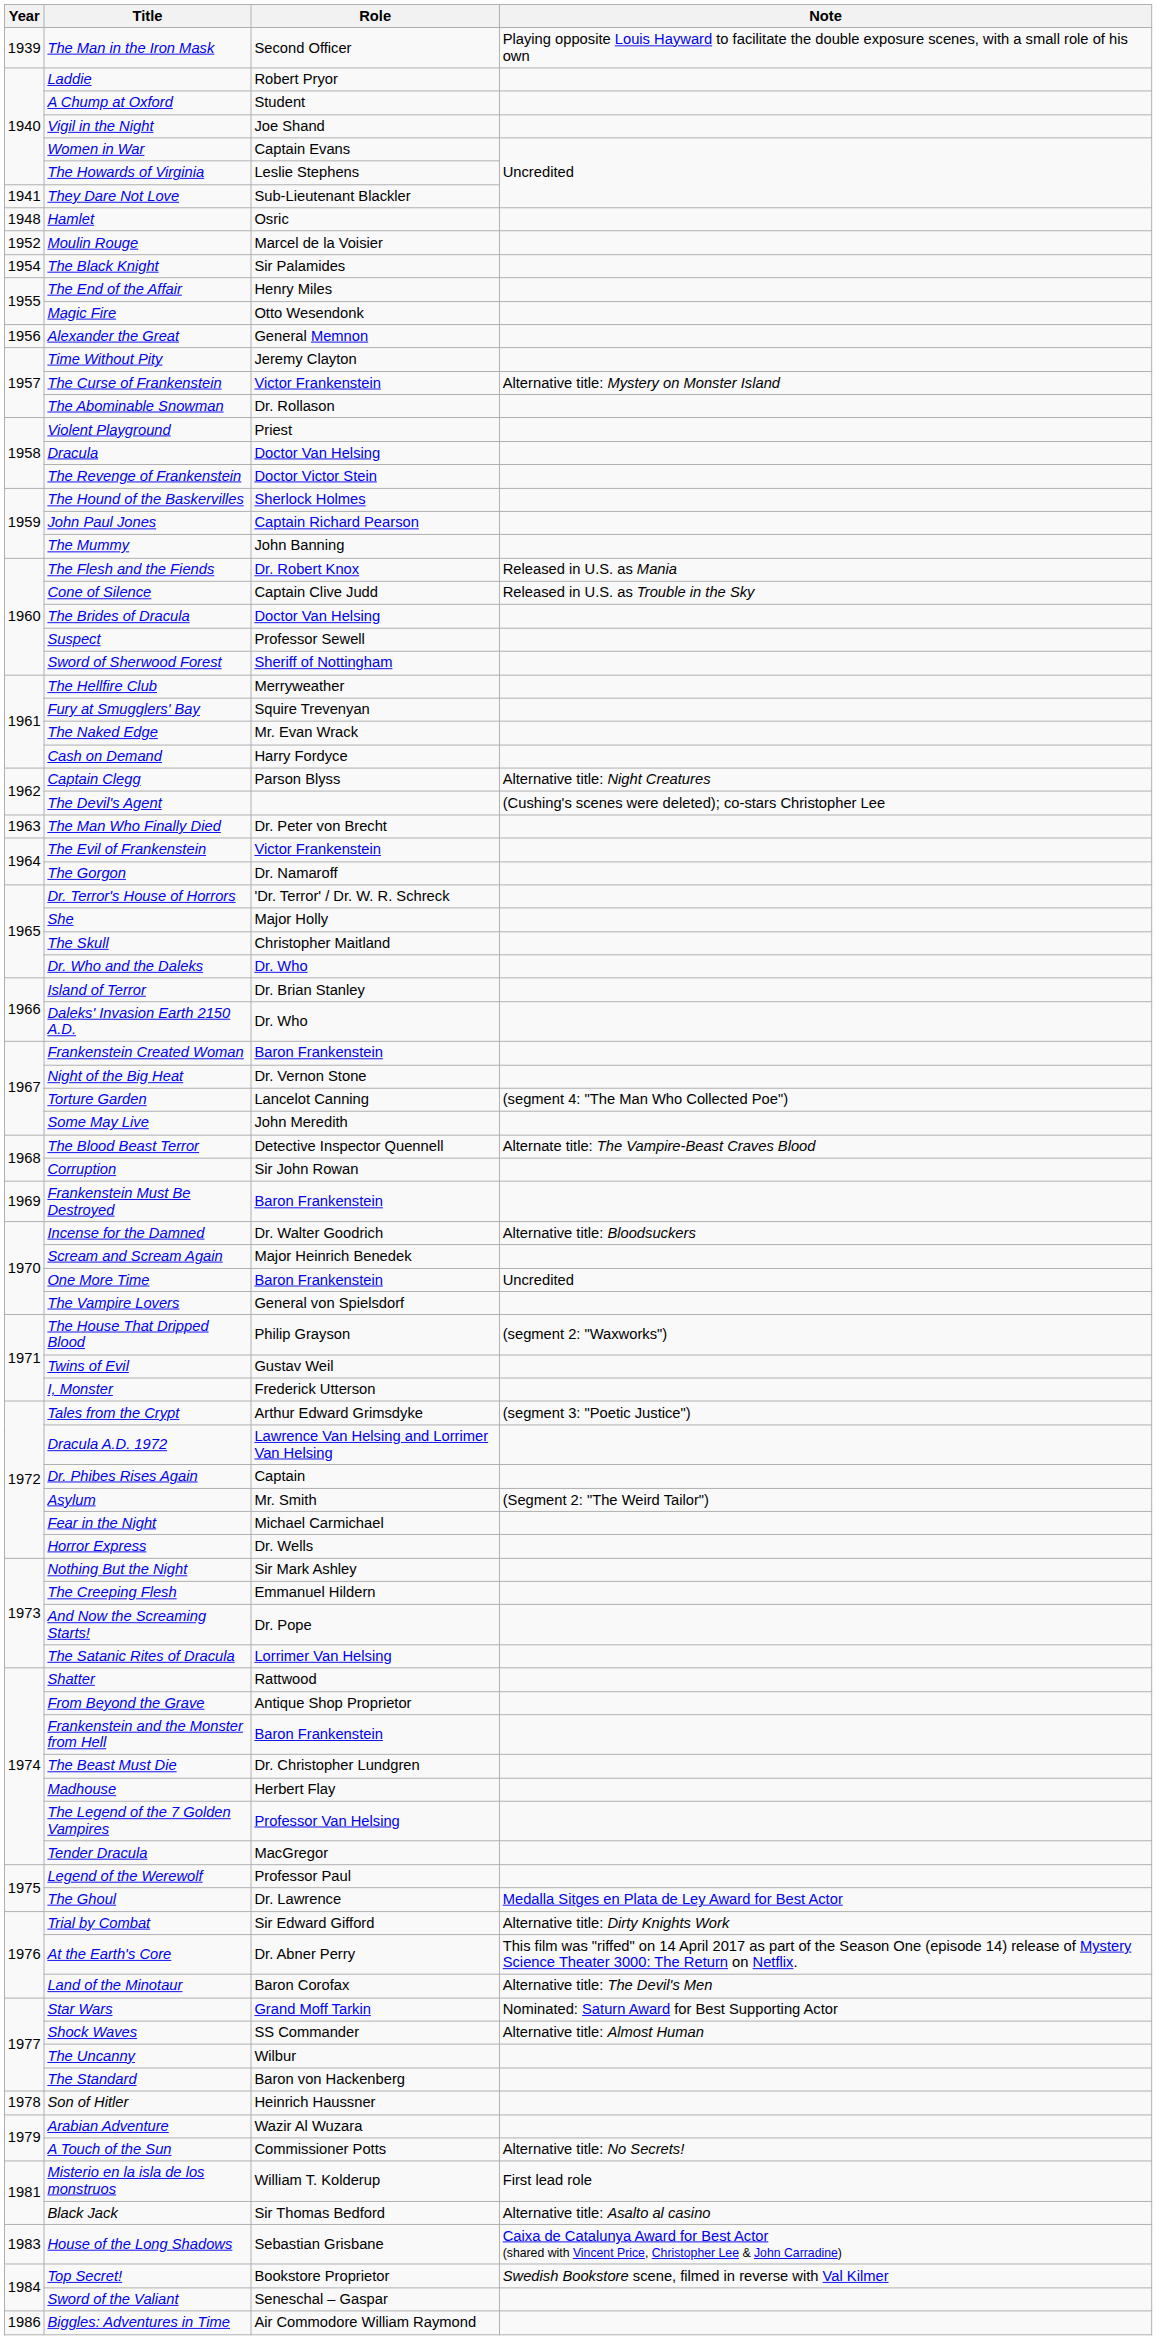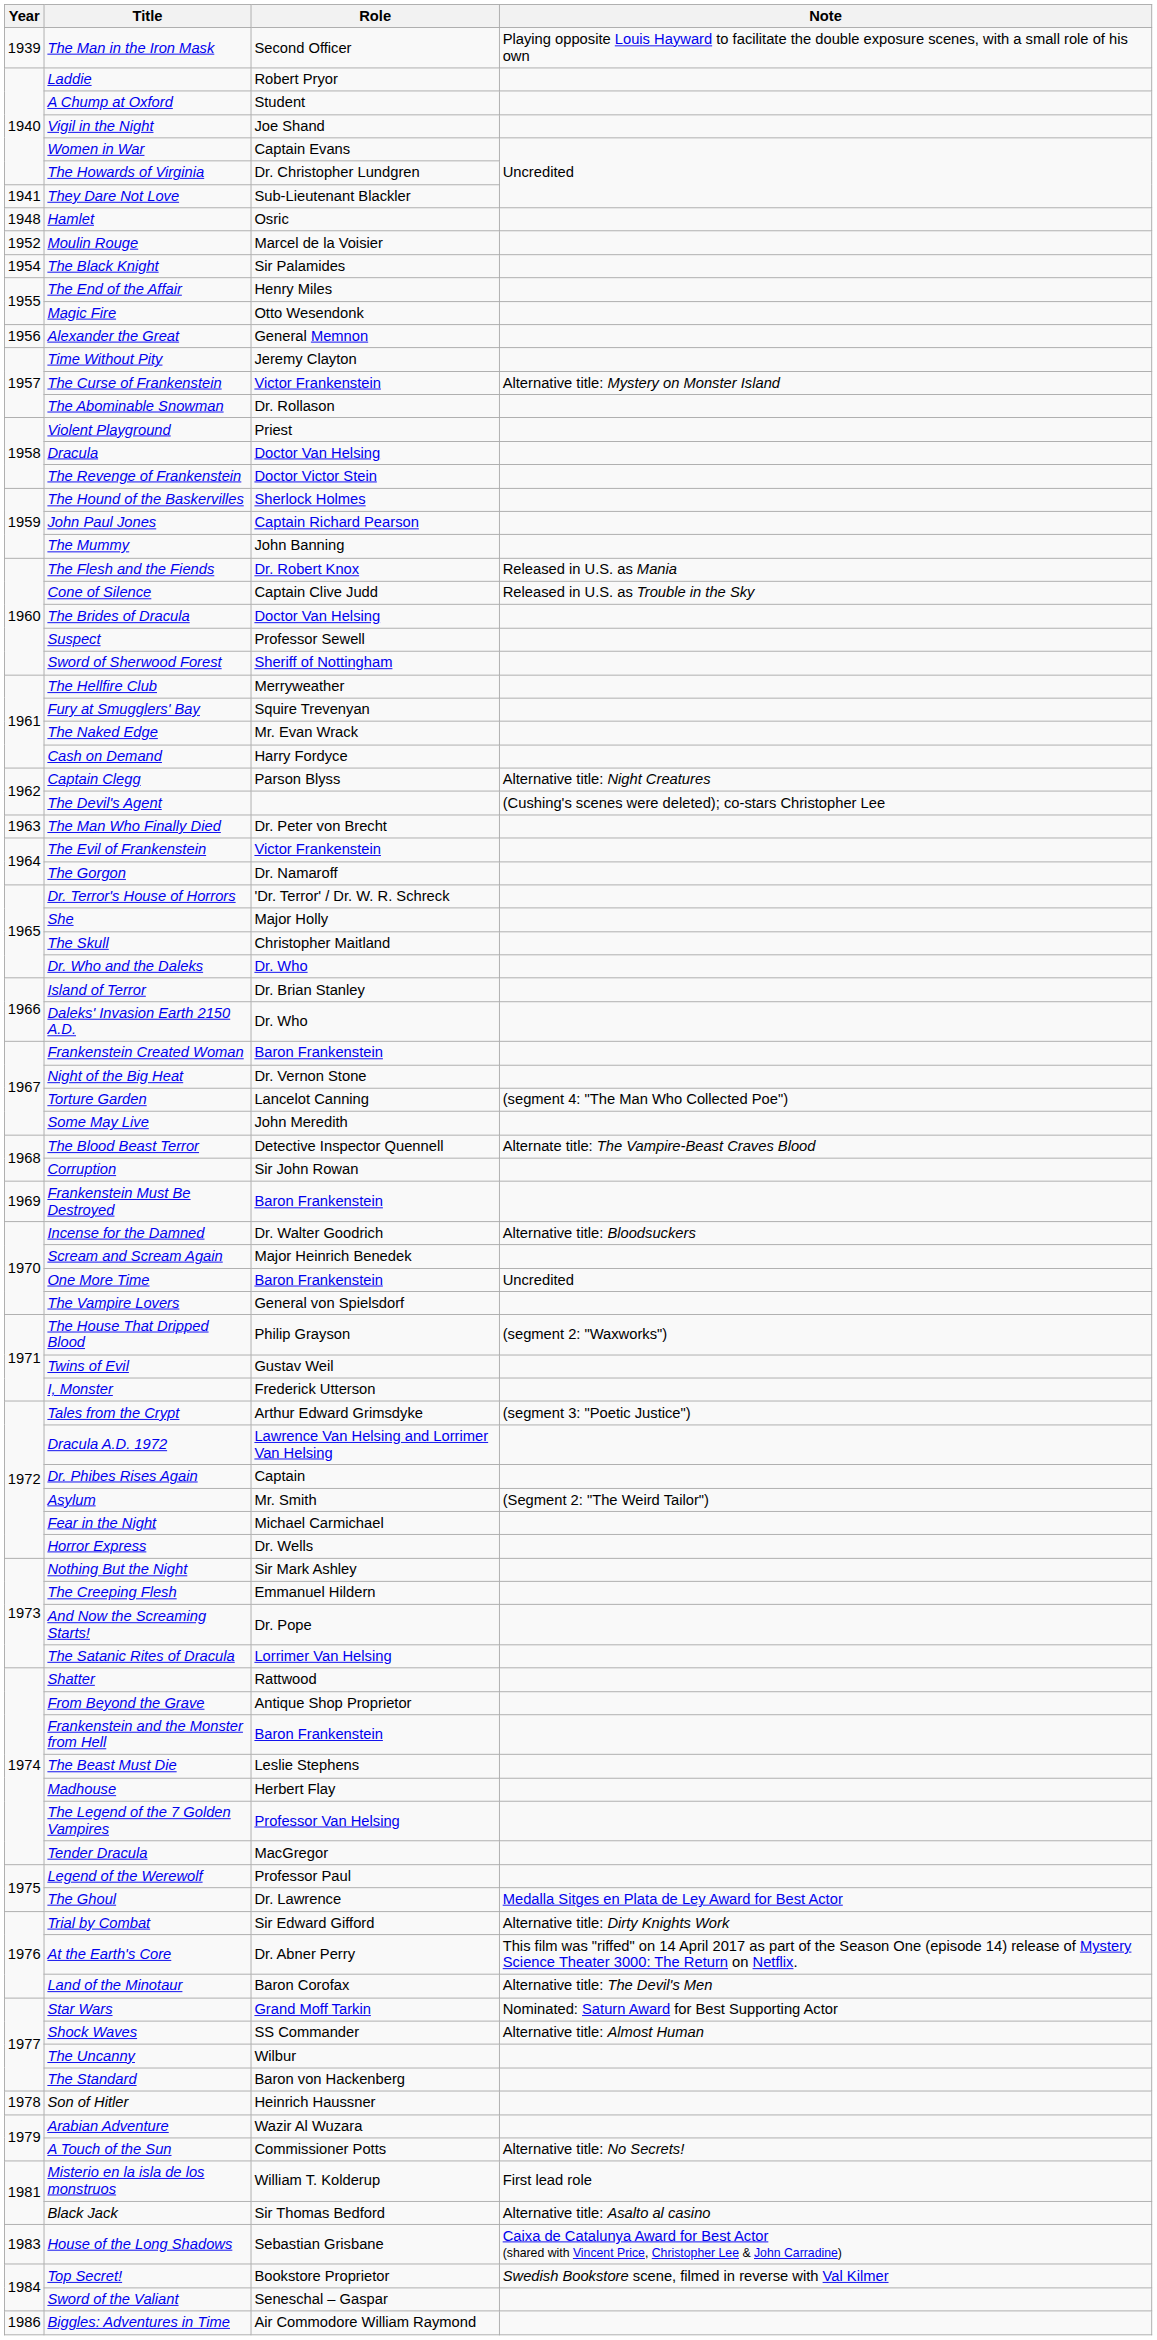(307, 172) Leslie Stephens -> (337, 172) Dr. Christopher Lundgren
(337, 1766) Dr. Christopher Lundgren -> (307, 1766) Leslie Stephens
